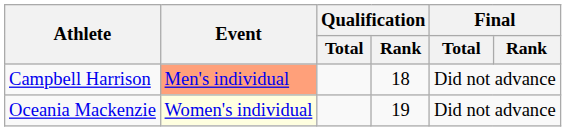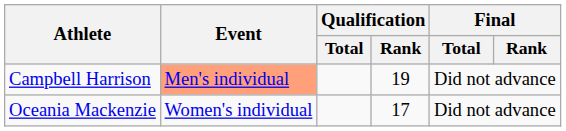(401, 79) 18 -> (401, 79) 19
(238, 110) lightyellow background -> (238, 110) no background
(401, 110) 19 -> (401, 110) 17
